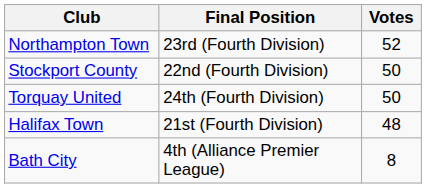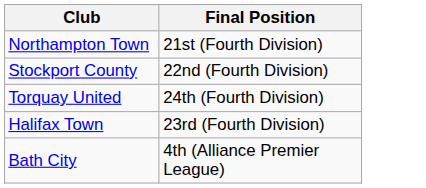- column: (391, 17)
(244, 44) 23rd (Fourth Division) -> (243, 44) 21st (Fourth Division)
(243, 124) 21st (Fourth Division) -> (244, 124) 23rd (Fourth Division)
